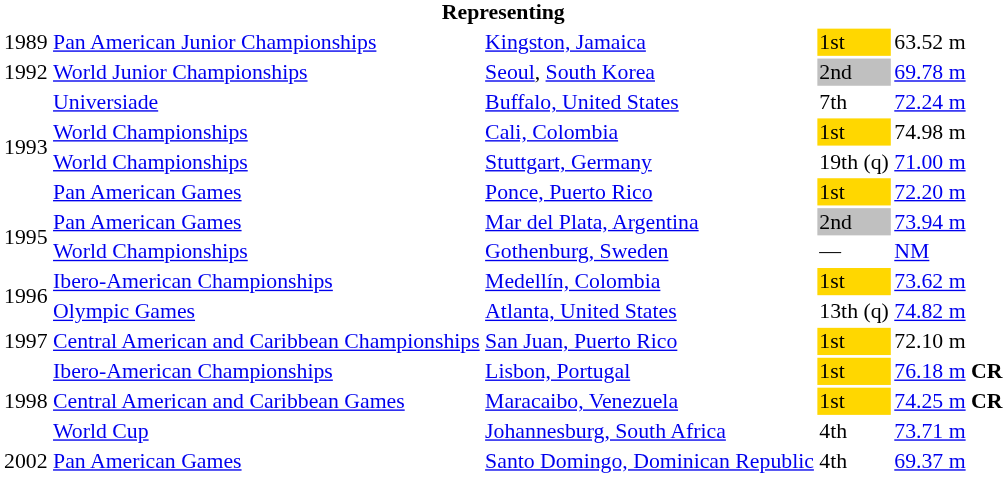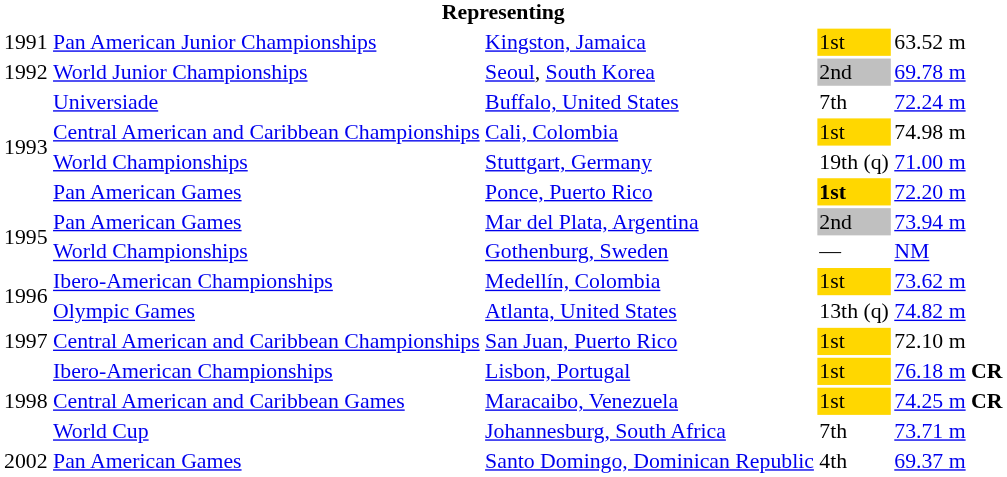(26, 42) 1989 -> (26, 42) 1991
(150, 131) World Championships -> (266, 131) Central American and Caribbean Championships
(832, 191) normal -> (833, 191) bold
(833, 431) 4th -> (833, 431) 7th
